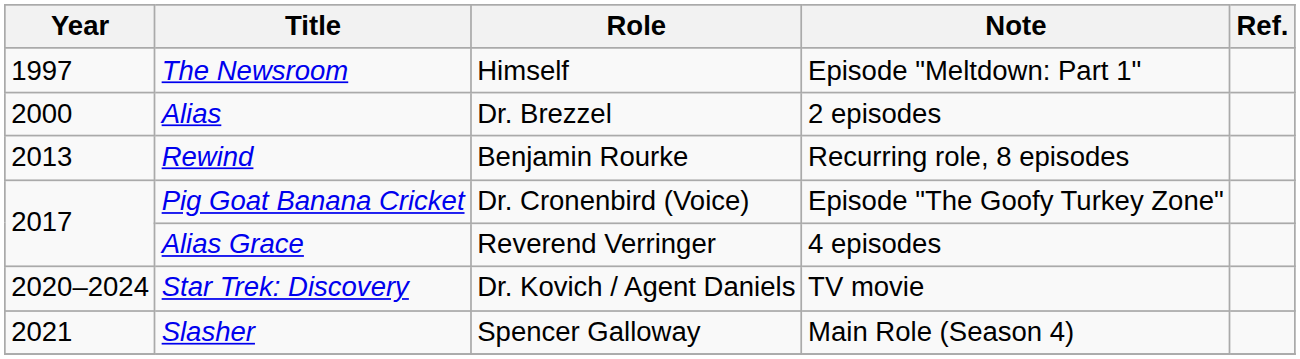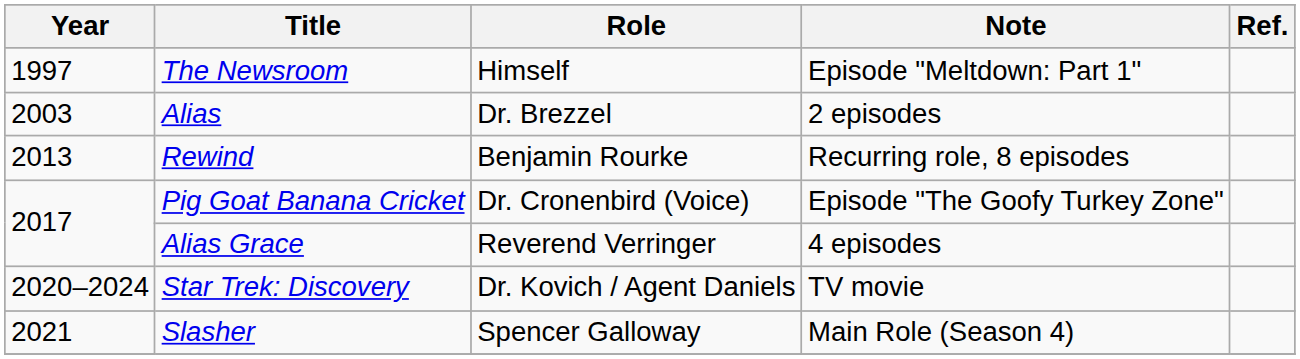(42, 113) 2000 -> (42, 113) 2003
